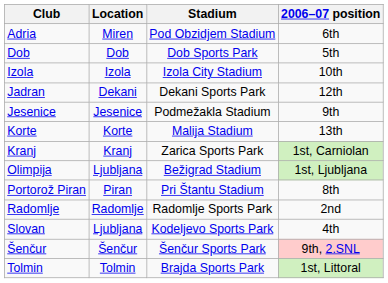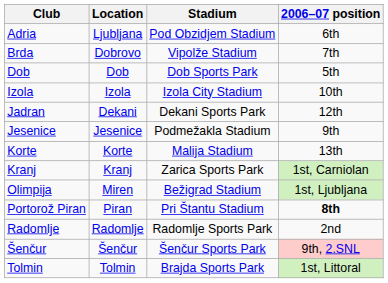(118, 33) Miren -> (118, 33) Ljubljana
+ row: (20, 53)
(118, 170) Ljubljana -> (118, 190) Miren
(331, 190) normal -> (331, 209) bold
- row: (26, 229)
